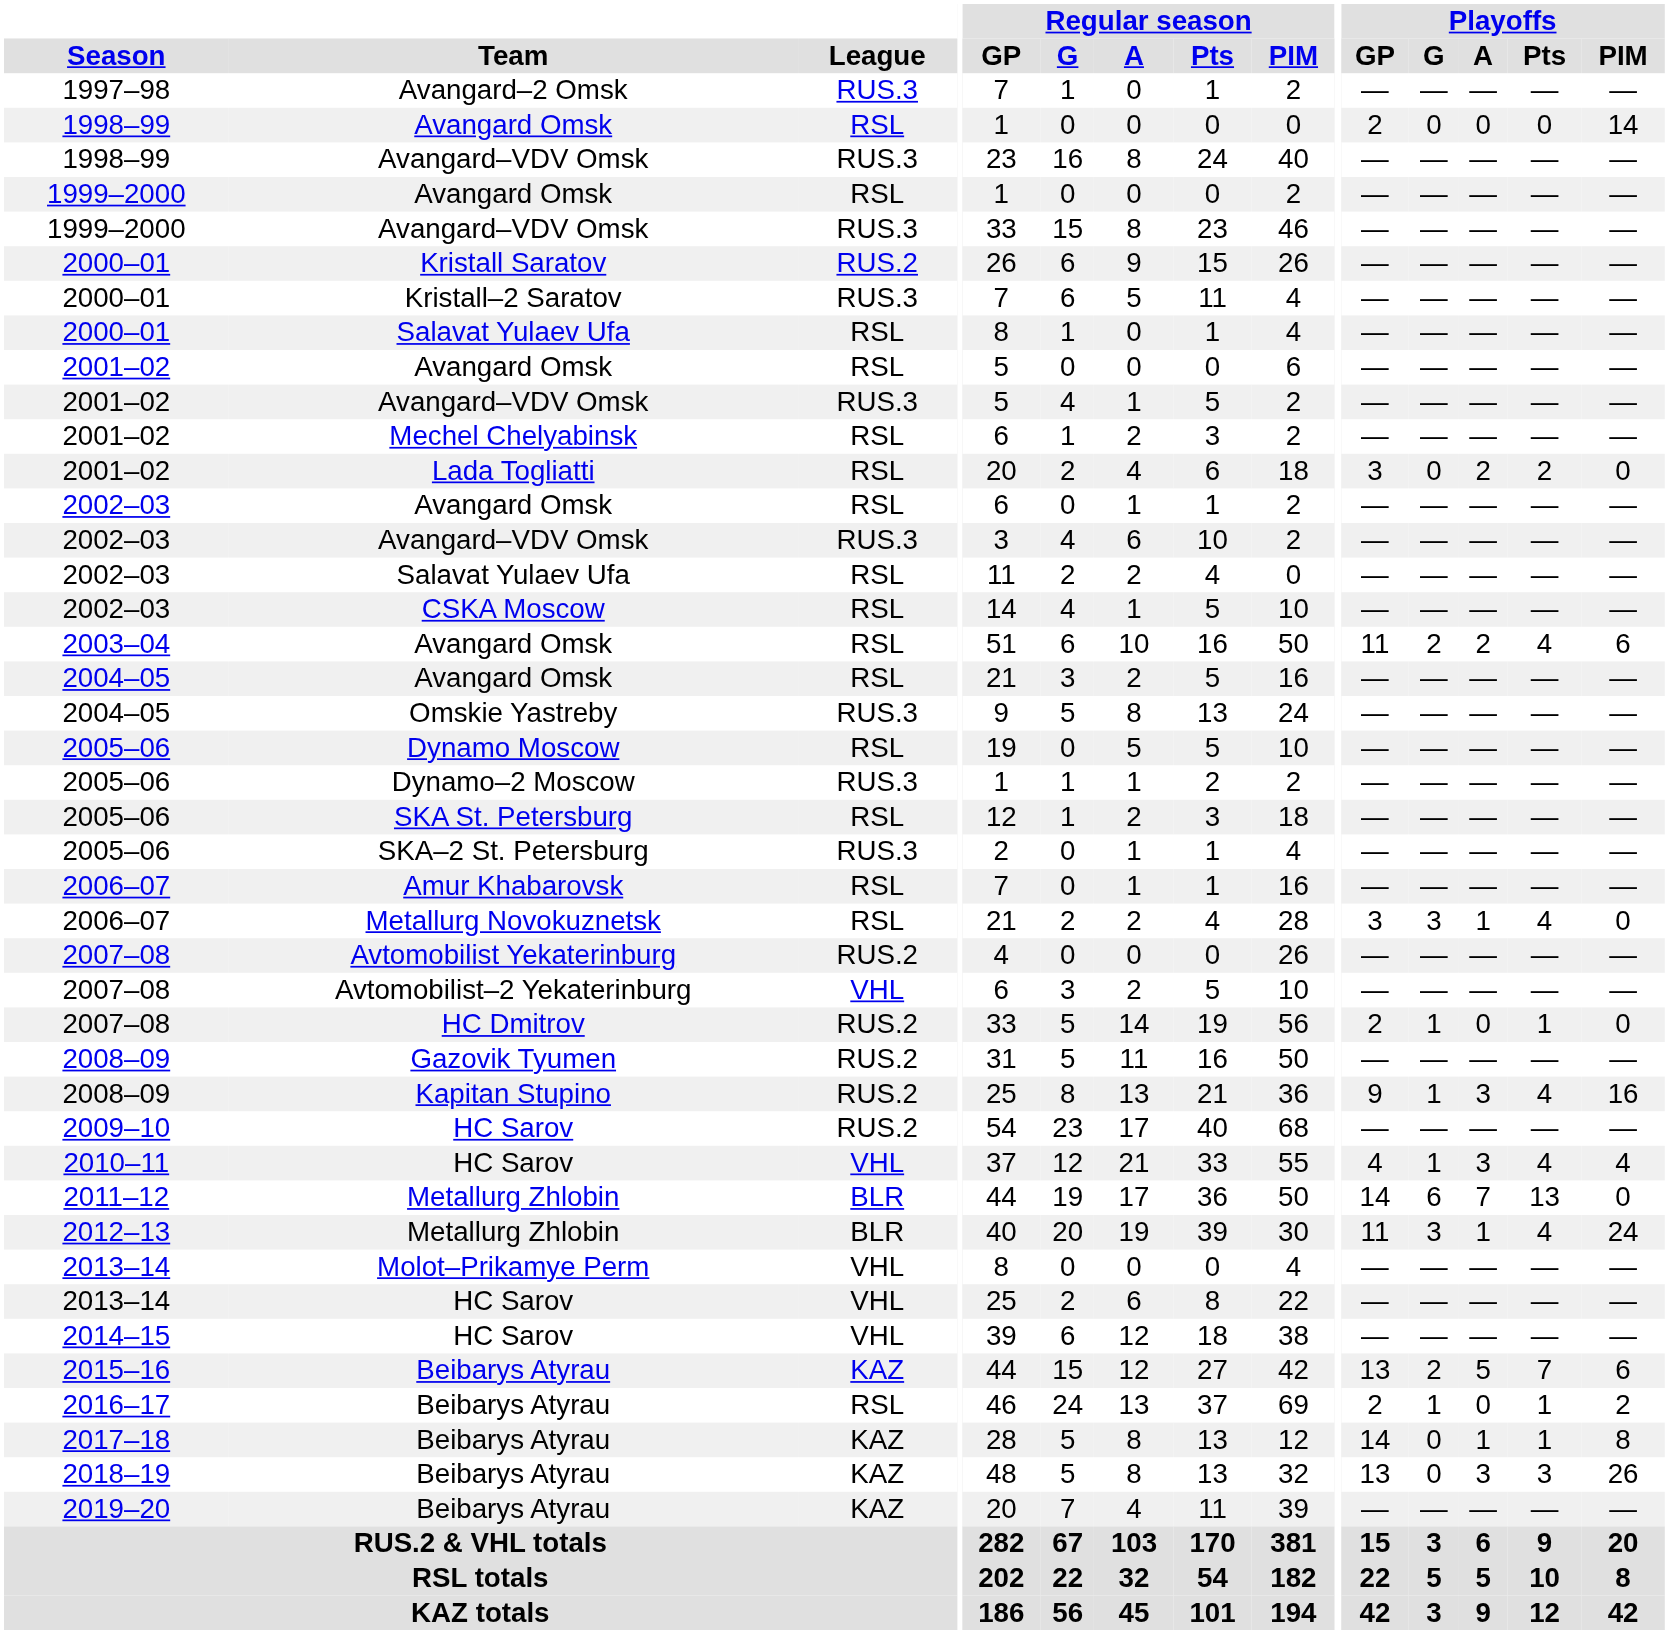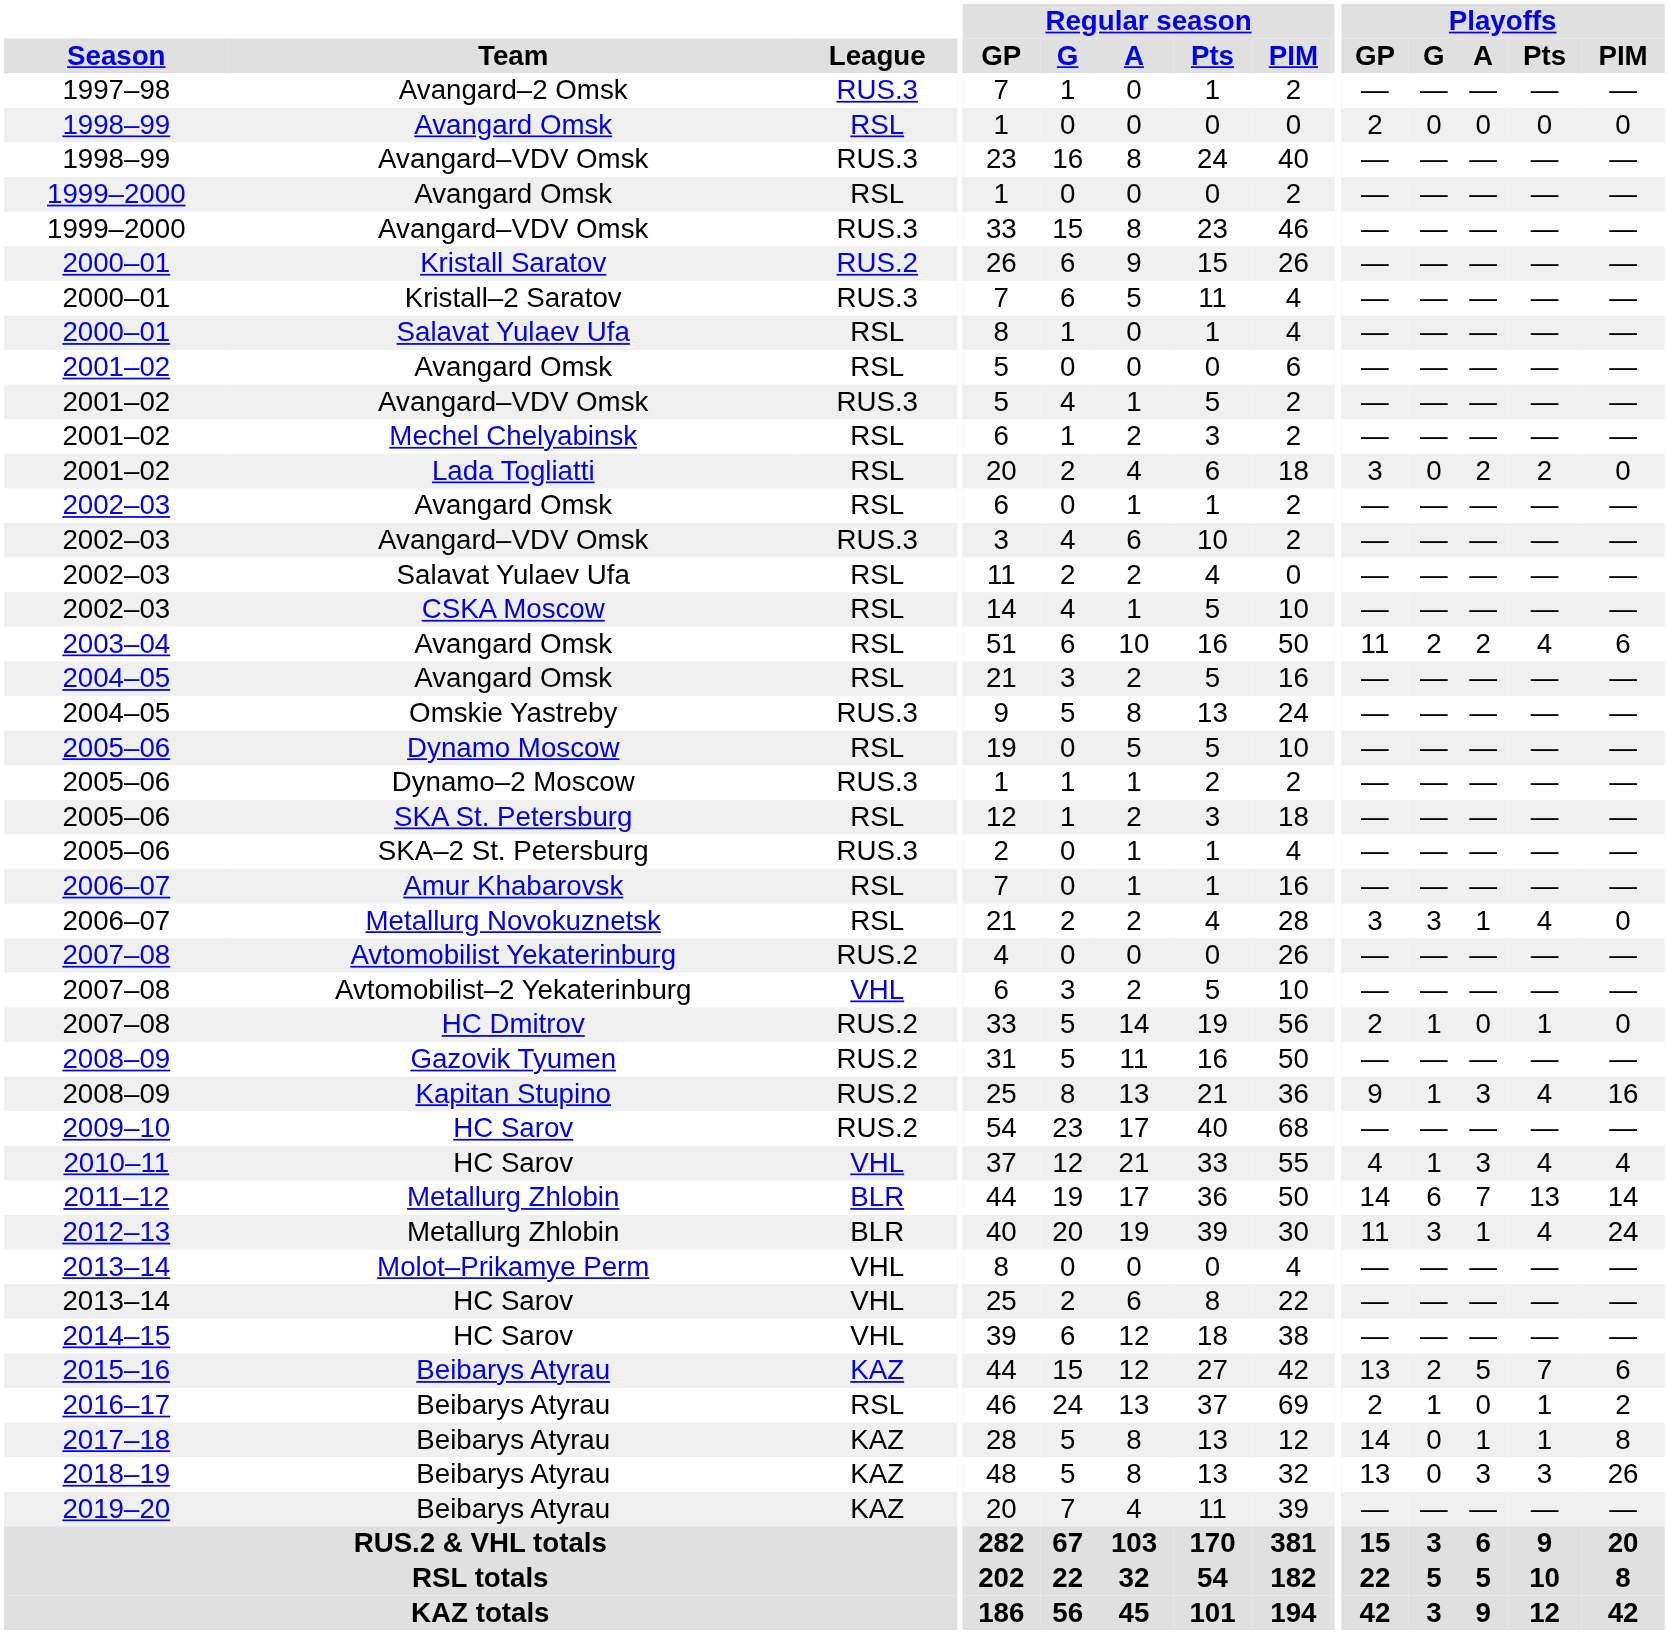(1623, 124) 14 -> (1623, 124) 0
(1623, 1197) 0 -> (1623, 1197) 14
